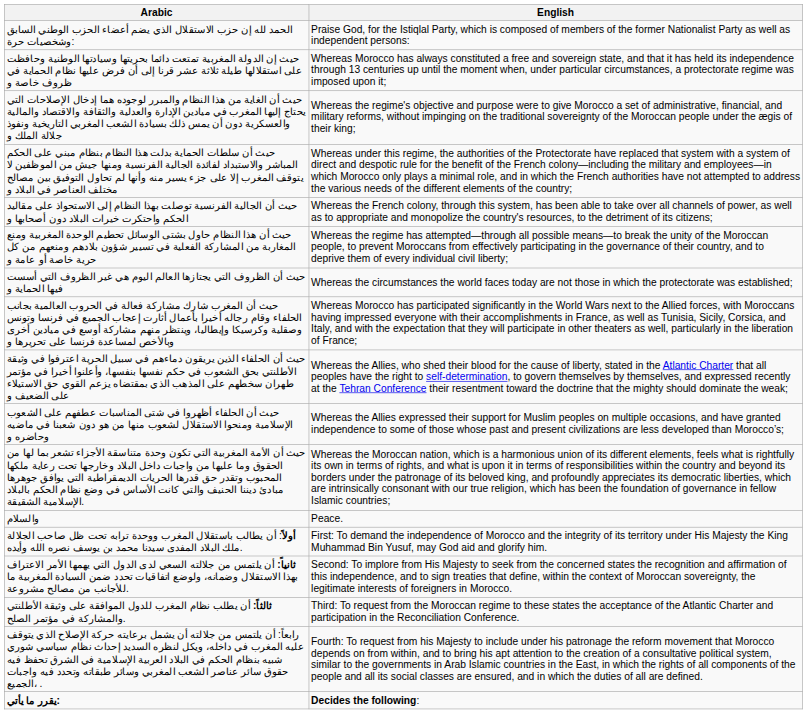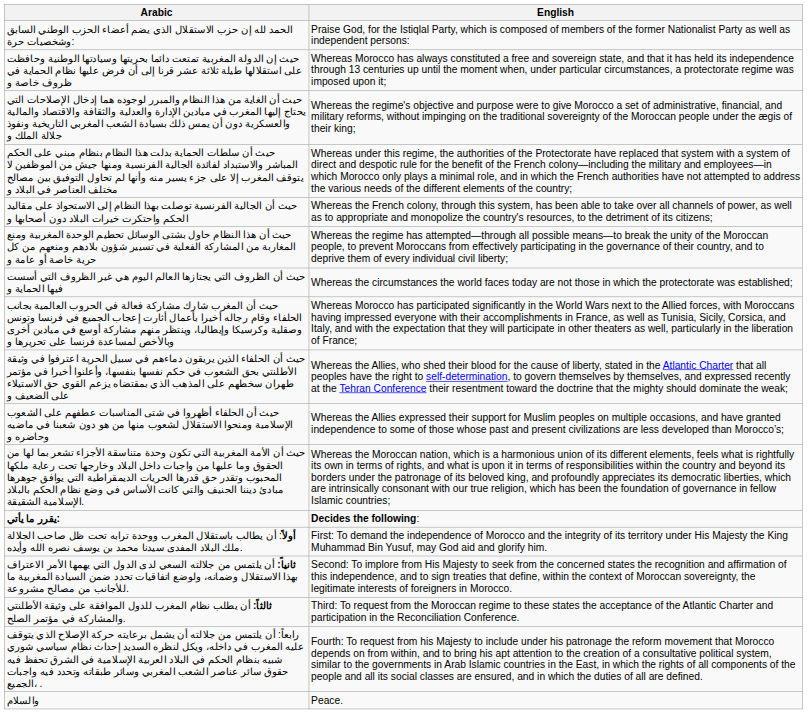rows swapped: (33, 700) <-> (23, 519)
